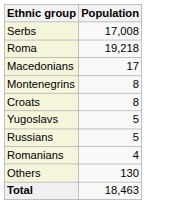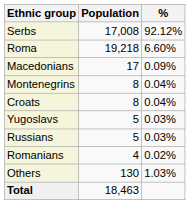+ column: (163, 13)
